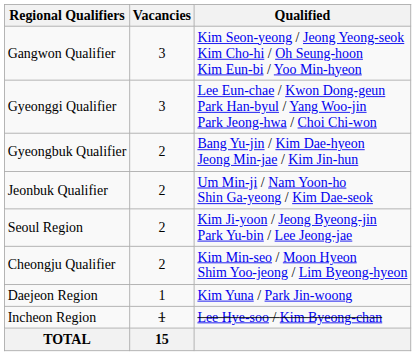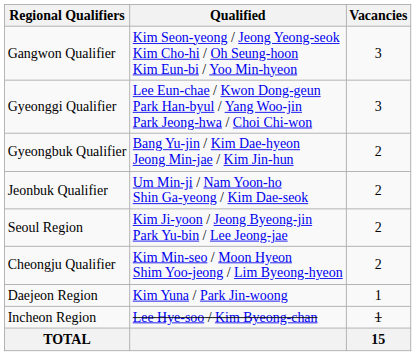columns swapped: (162, 15) <-> (302, 15)
